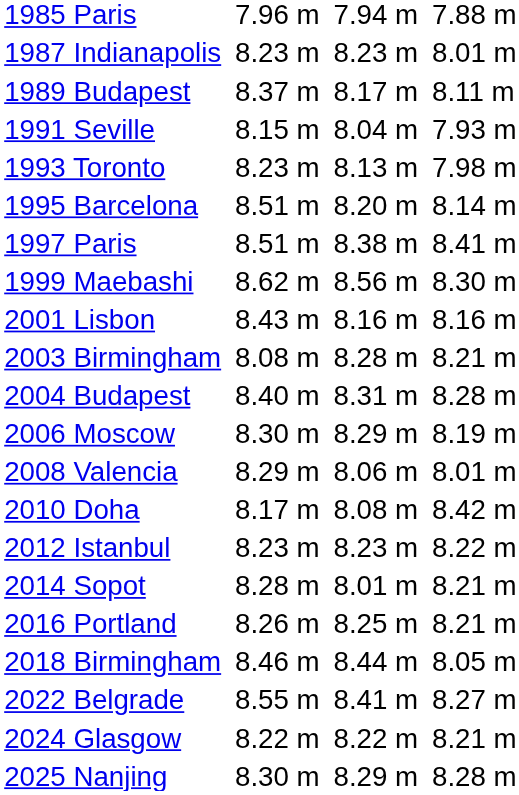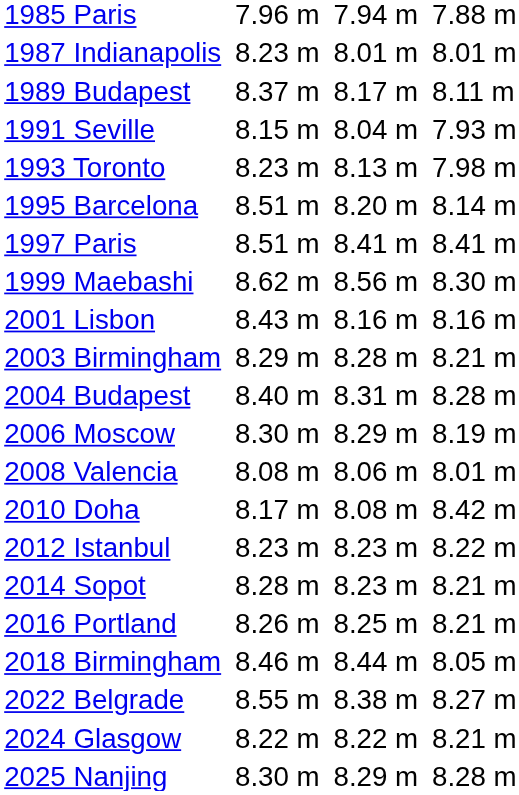(376, 53) 8.23 m -> (376, 53) 8.01 m
(376, 243) 8.38 m -> (376, 243) 8.41 m
(277, 357) 8.08 m -> (277, 357) 8.29 m
(277, 472) 8.29 m -> (277, 472) 8.08 m
(376, 586) 8.01 m -> (376, 586) 8.23 m
(376, 700) 8.41 m -> (376, 700) 8.38 m
